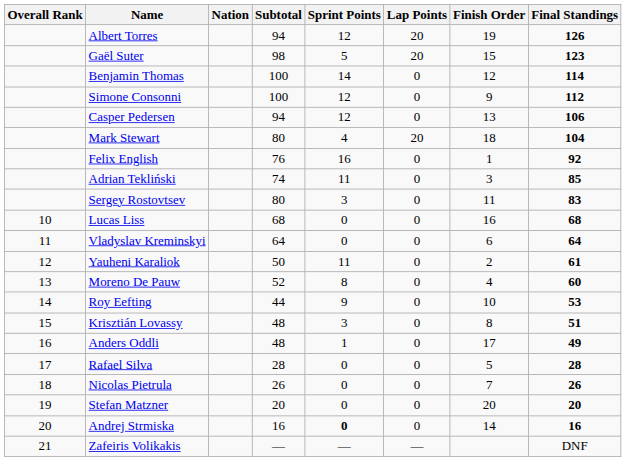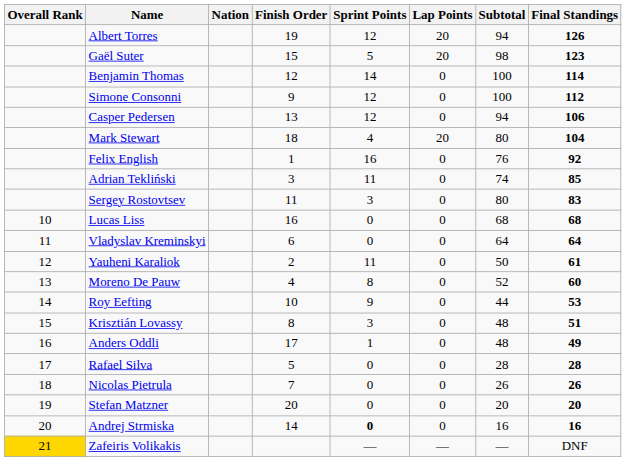columns swapped: (278, 14) <-> (489, 14)
(45, 446) no background -> (45, 446) gold background
